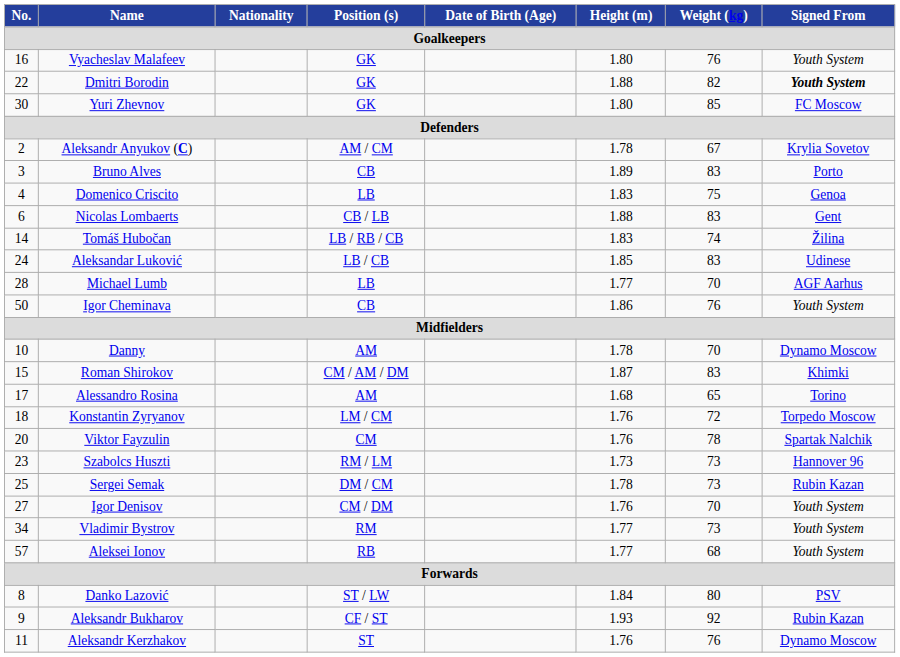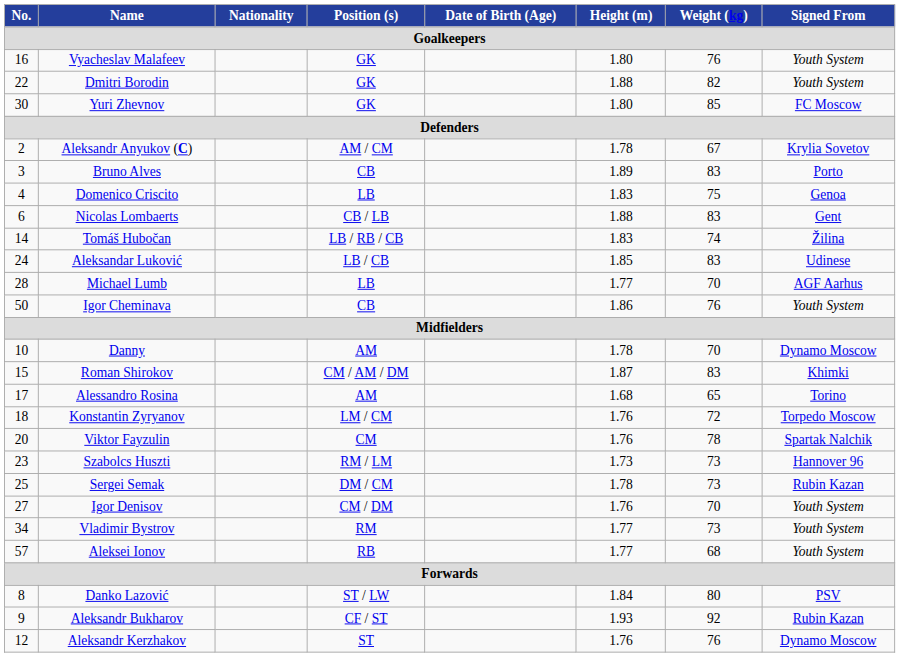(828, 83) bold -> (828, 83) normal
(21, 641) 11 -> (21, 641) 12
